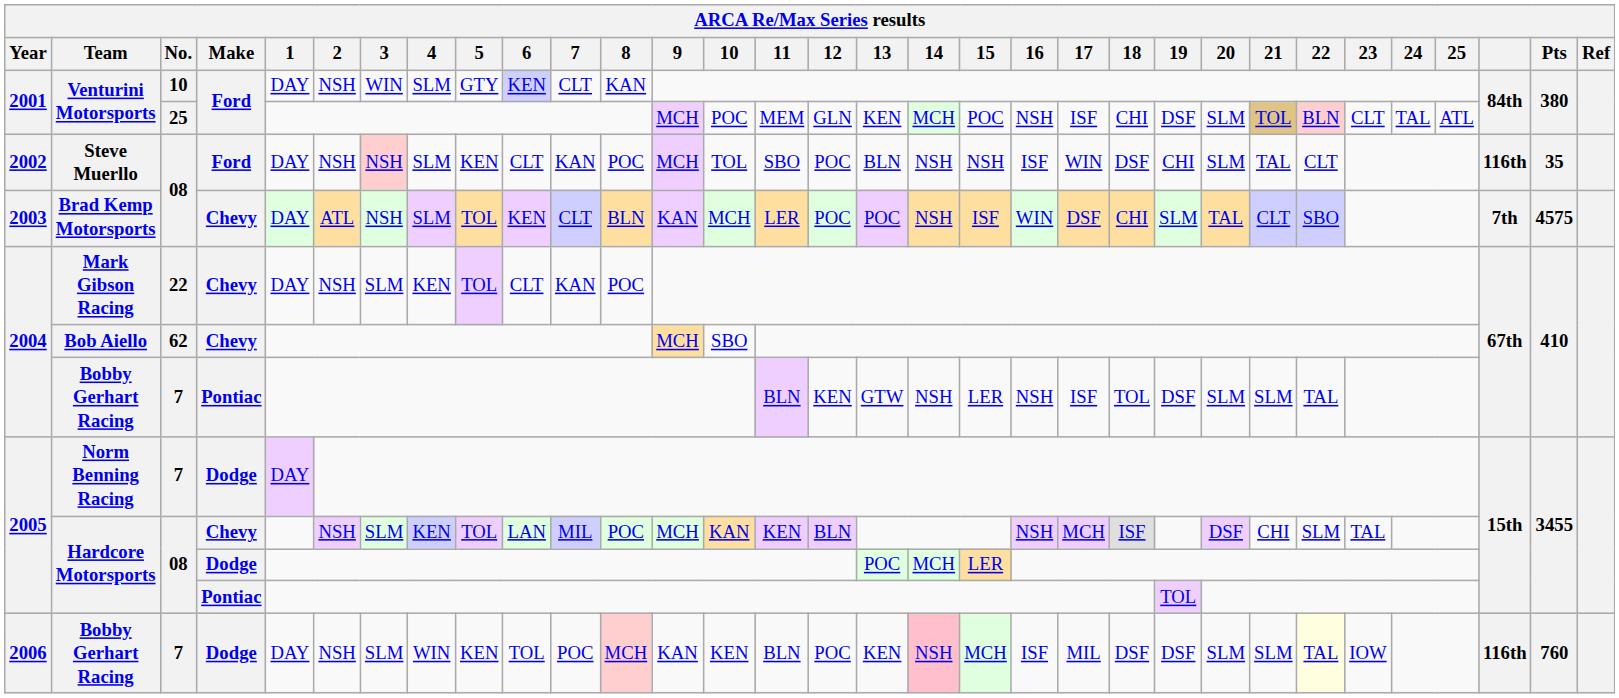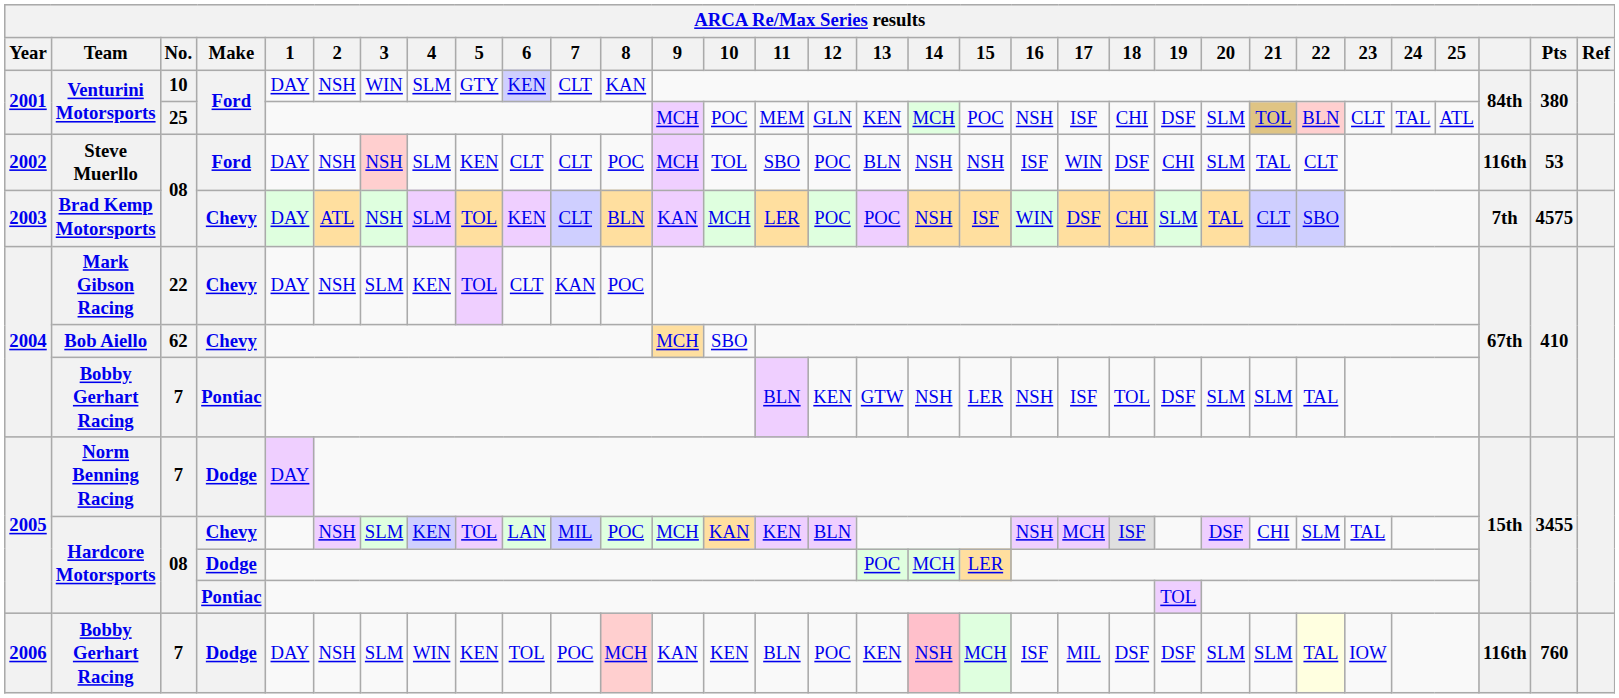(575, 162) KAN -> (575, 162) CLT
(1554, 162) 35 -> (1554, 162) 53
